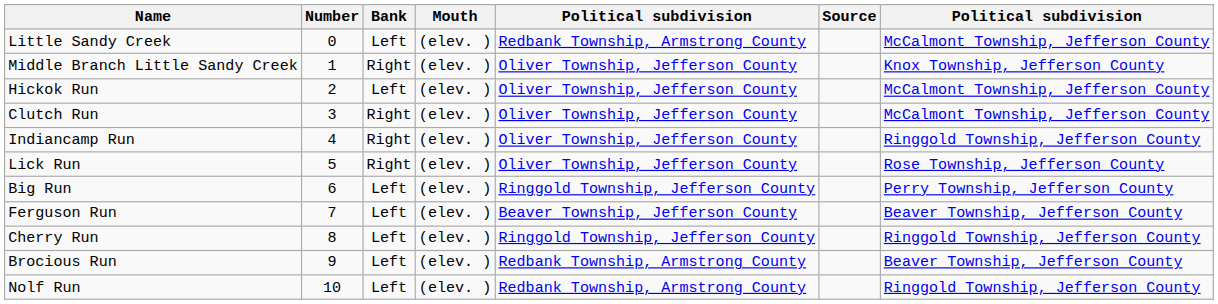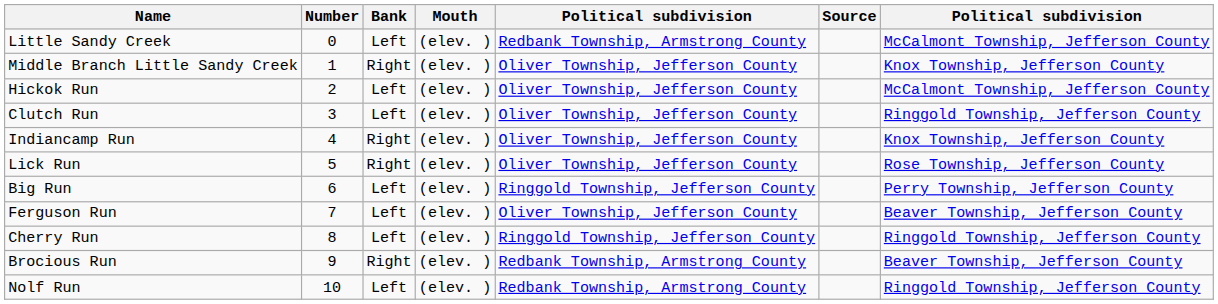(389, 115) Right -> (389, 115) Left
(1047, 115) McCalmont Township, Jefferson County -> (1042, 115) Ringgold Township, Jefferson County
(1042, 140) Ringgold Township, Jefferson County -> (1024, 140) Knox Township, Jefferson County
(648, 213) Beaver Township, Jefferson County -> (648, 213) Oliver Township, Jefferson County
(389, 263) Left -> (389, 263) Right
